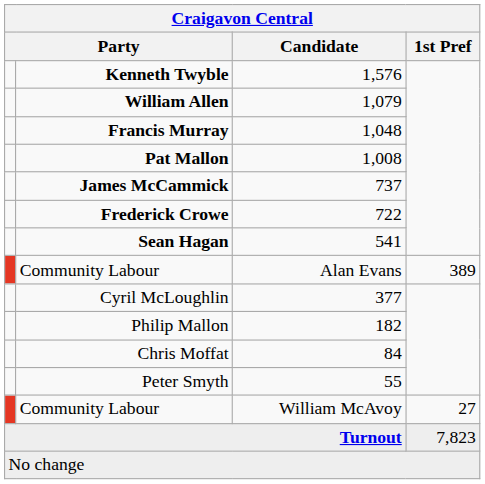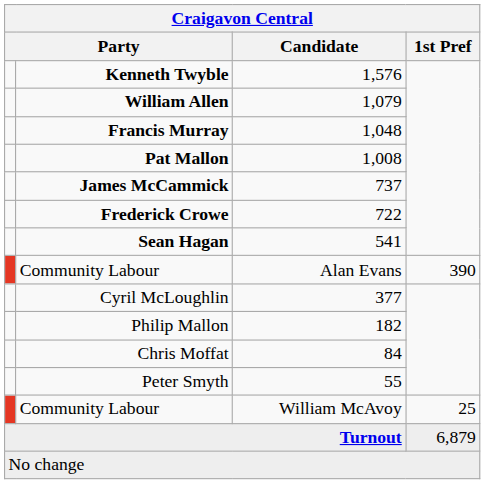(463, 269) 389 -> (463, 269) 390
(467, 409) 27 -> (467, 409) 25
(456, 437) 7,823 -> (456, 437) 6,879
